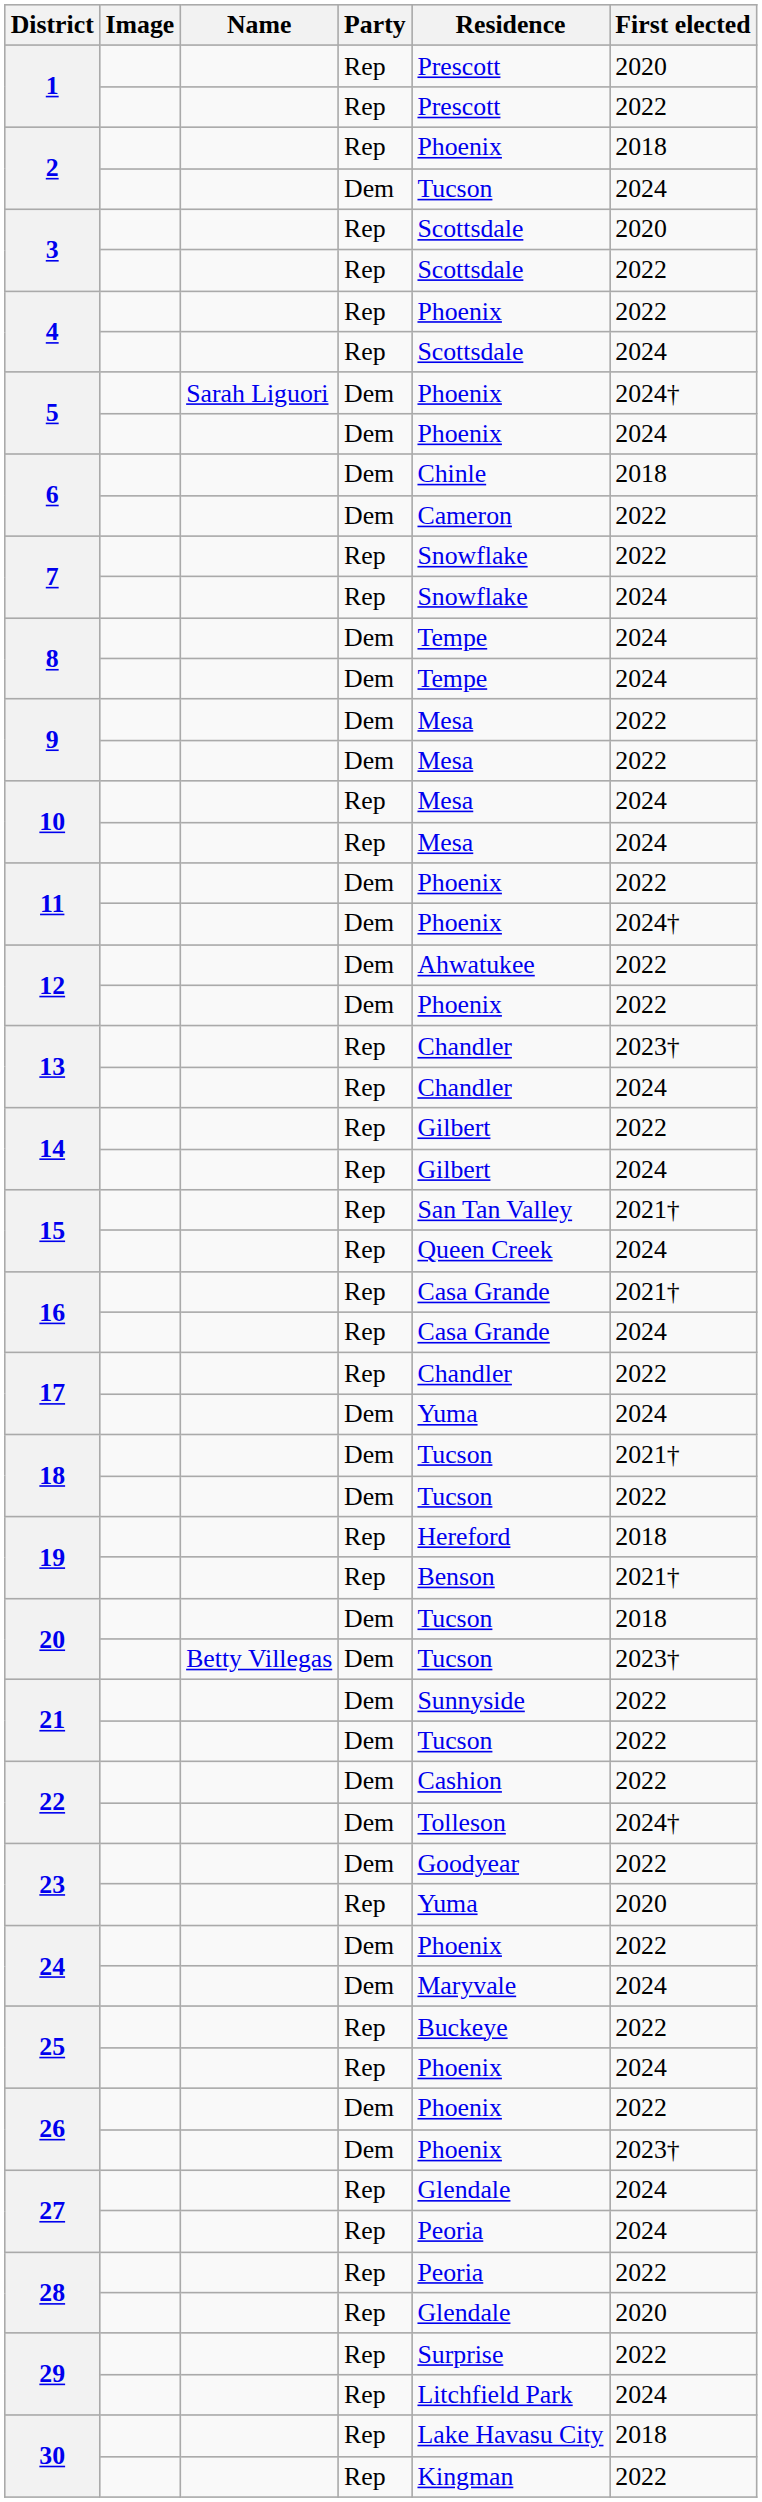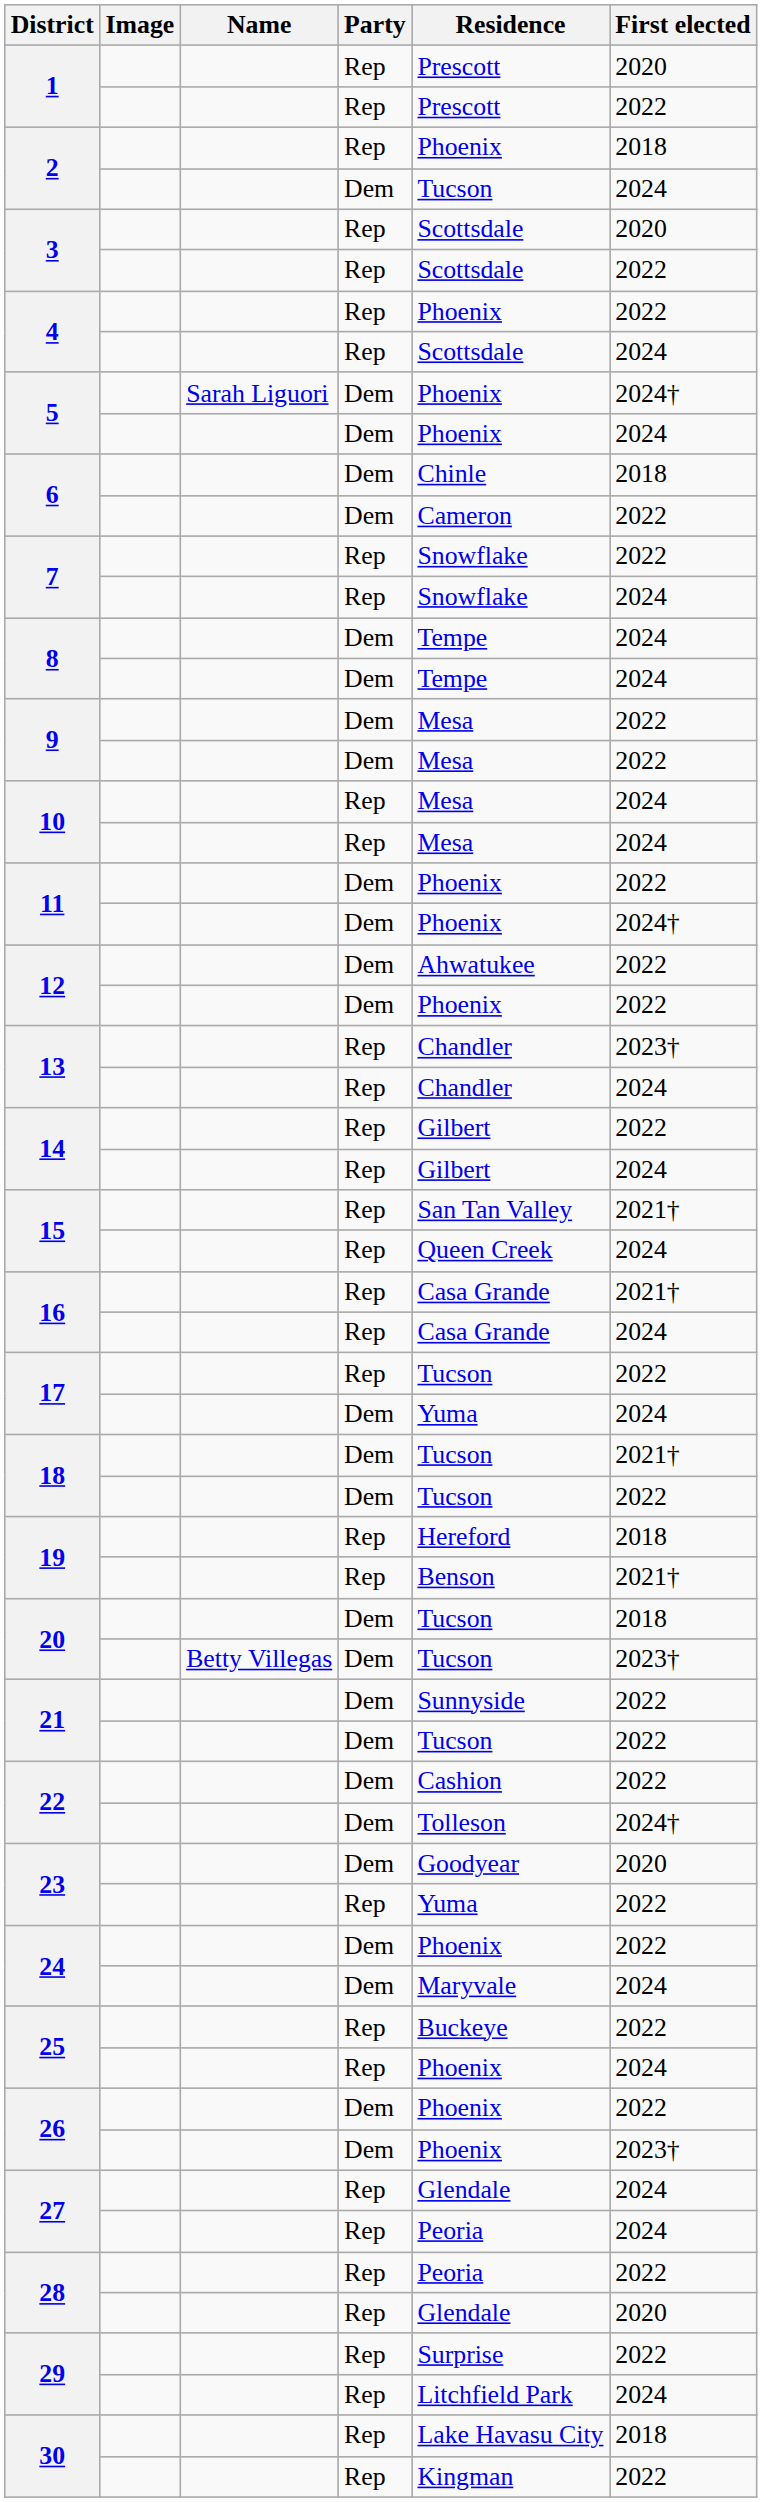(465, 1373) Chandler -> (455, 1373) Tucson
(641, 1863) 2022 -> (641, 1863) 2020
(641, 1904) 2020 -> (641, 1904) 2022
